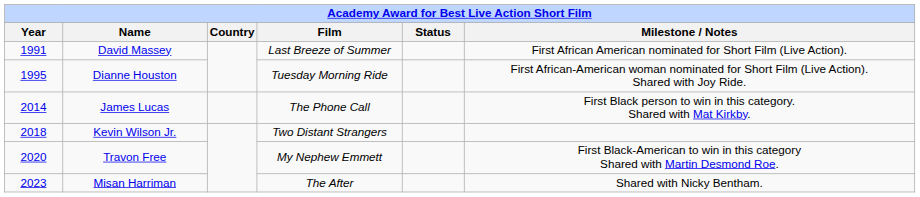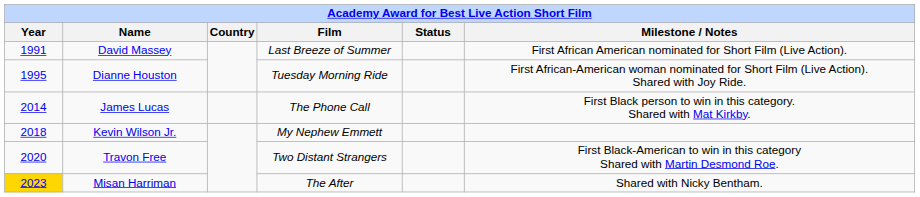(330, 132) Two Distant Strangers -> (330, 132) My Nephew Emmett
(330, 157) My Nephew Emmett -> (330, 157) Two Distant Strangers
(33, 182) no background -> (33, 182) gold background
